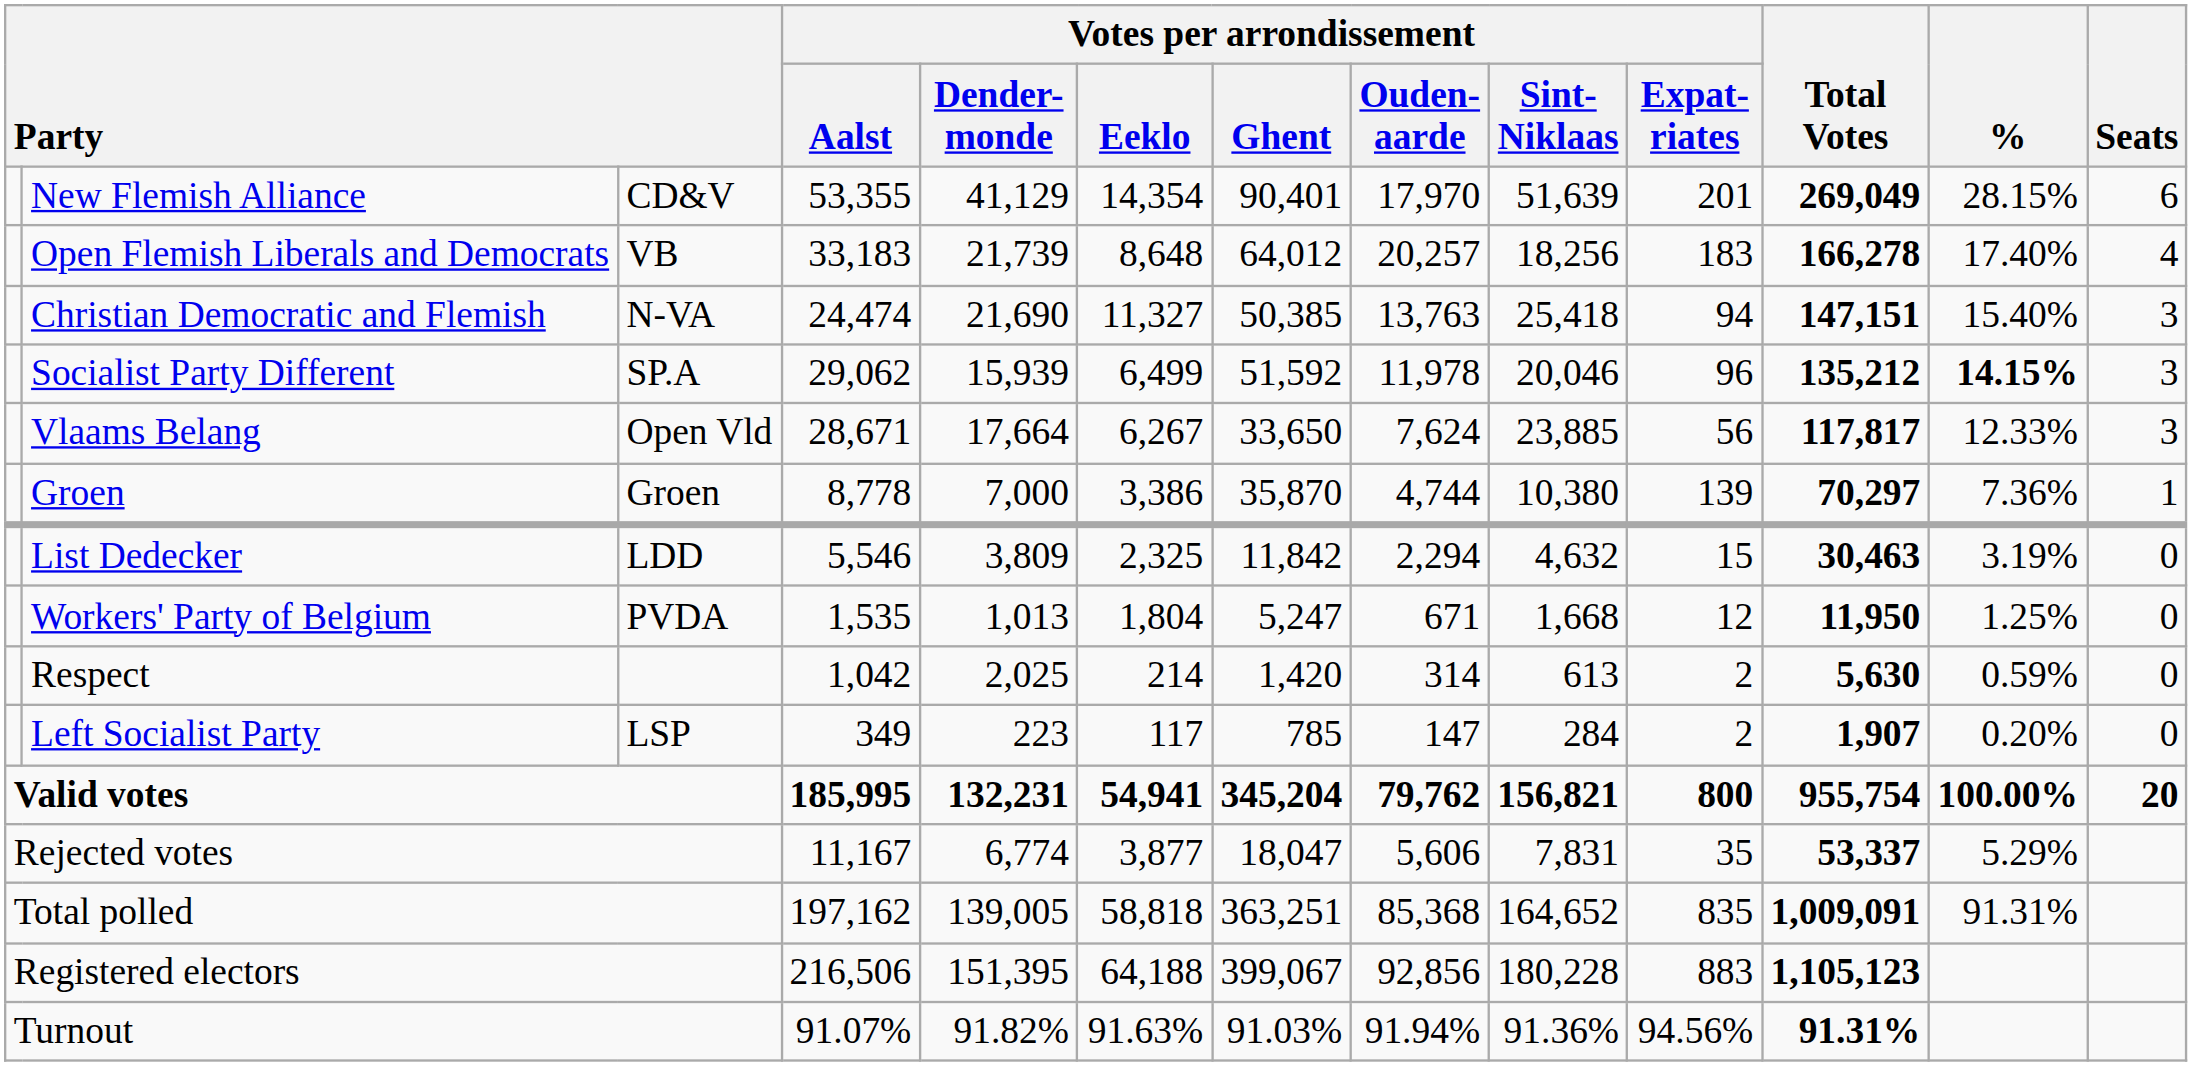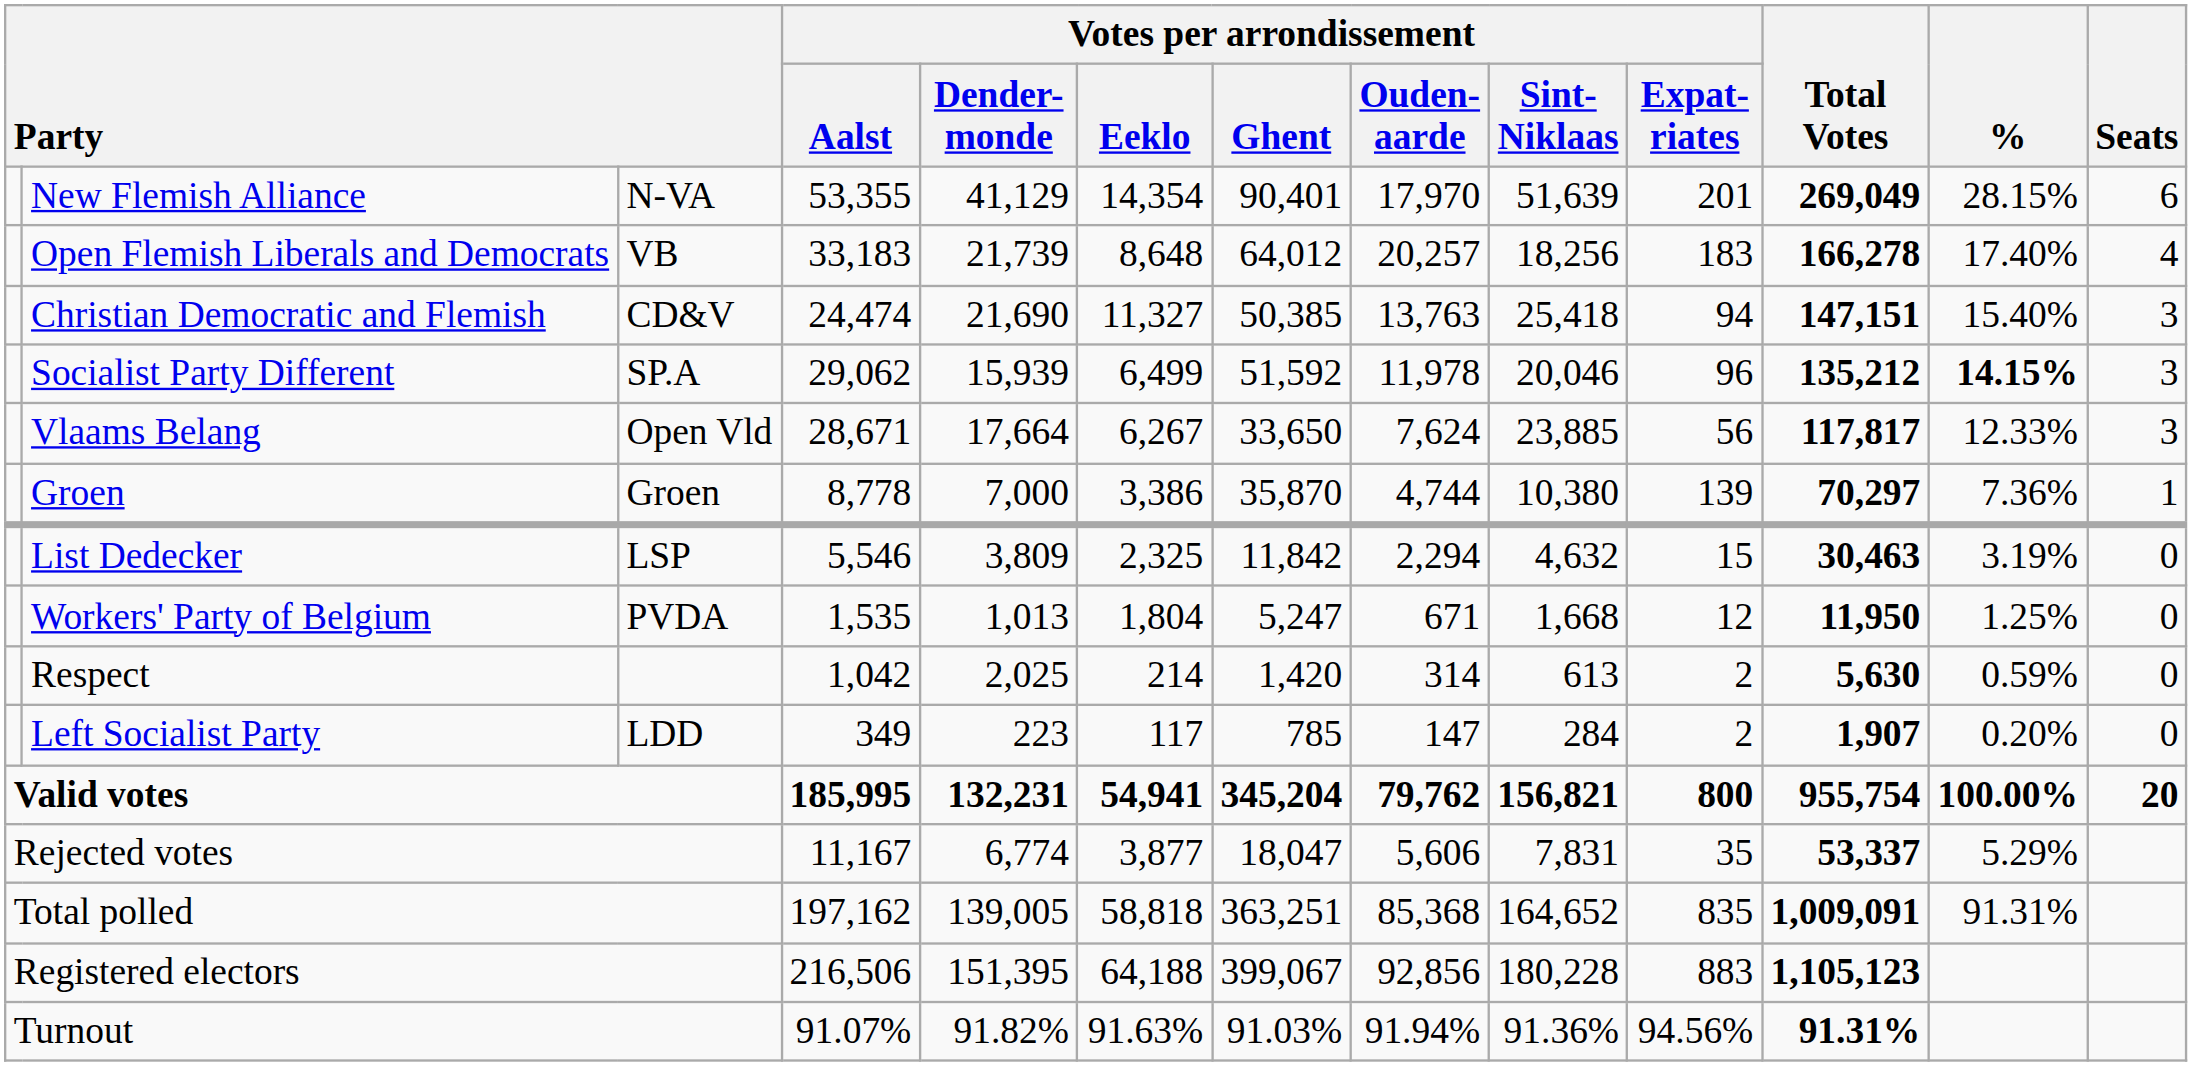(680, 195) CD&V -> (671, 195) N-VA
(671, 313) N-VA -> (680, 313) CD&V
(665, 556) LDD -> (659, 556) LSP
(659, 734) LSP -> (665, 734) LDD
